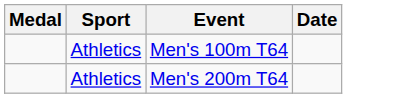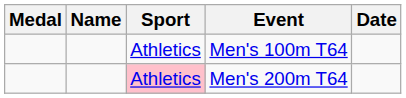+ column: (96, 20)
(106, 79) no background -> (165, 79) pink background
